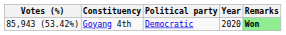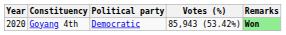columns swapped: (231, 11) <-> (43, 11)
